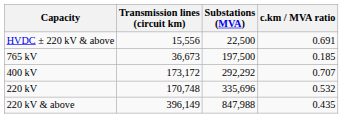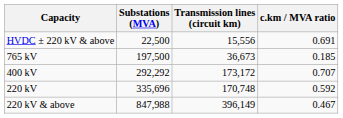columns swapped: (230, 18) <-> (159, 18)
(324, 89) 0.532 -> (324, 89) 0.592
(324, 105) 0.435 -> (324, 105) 0.467
